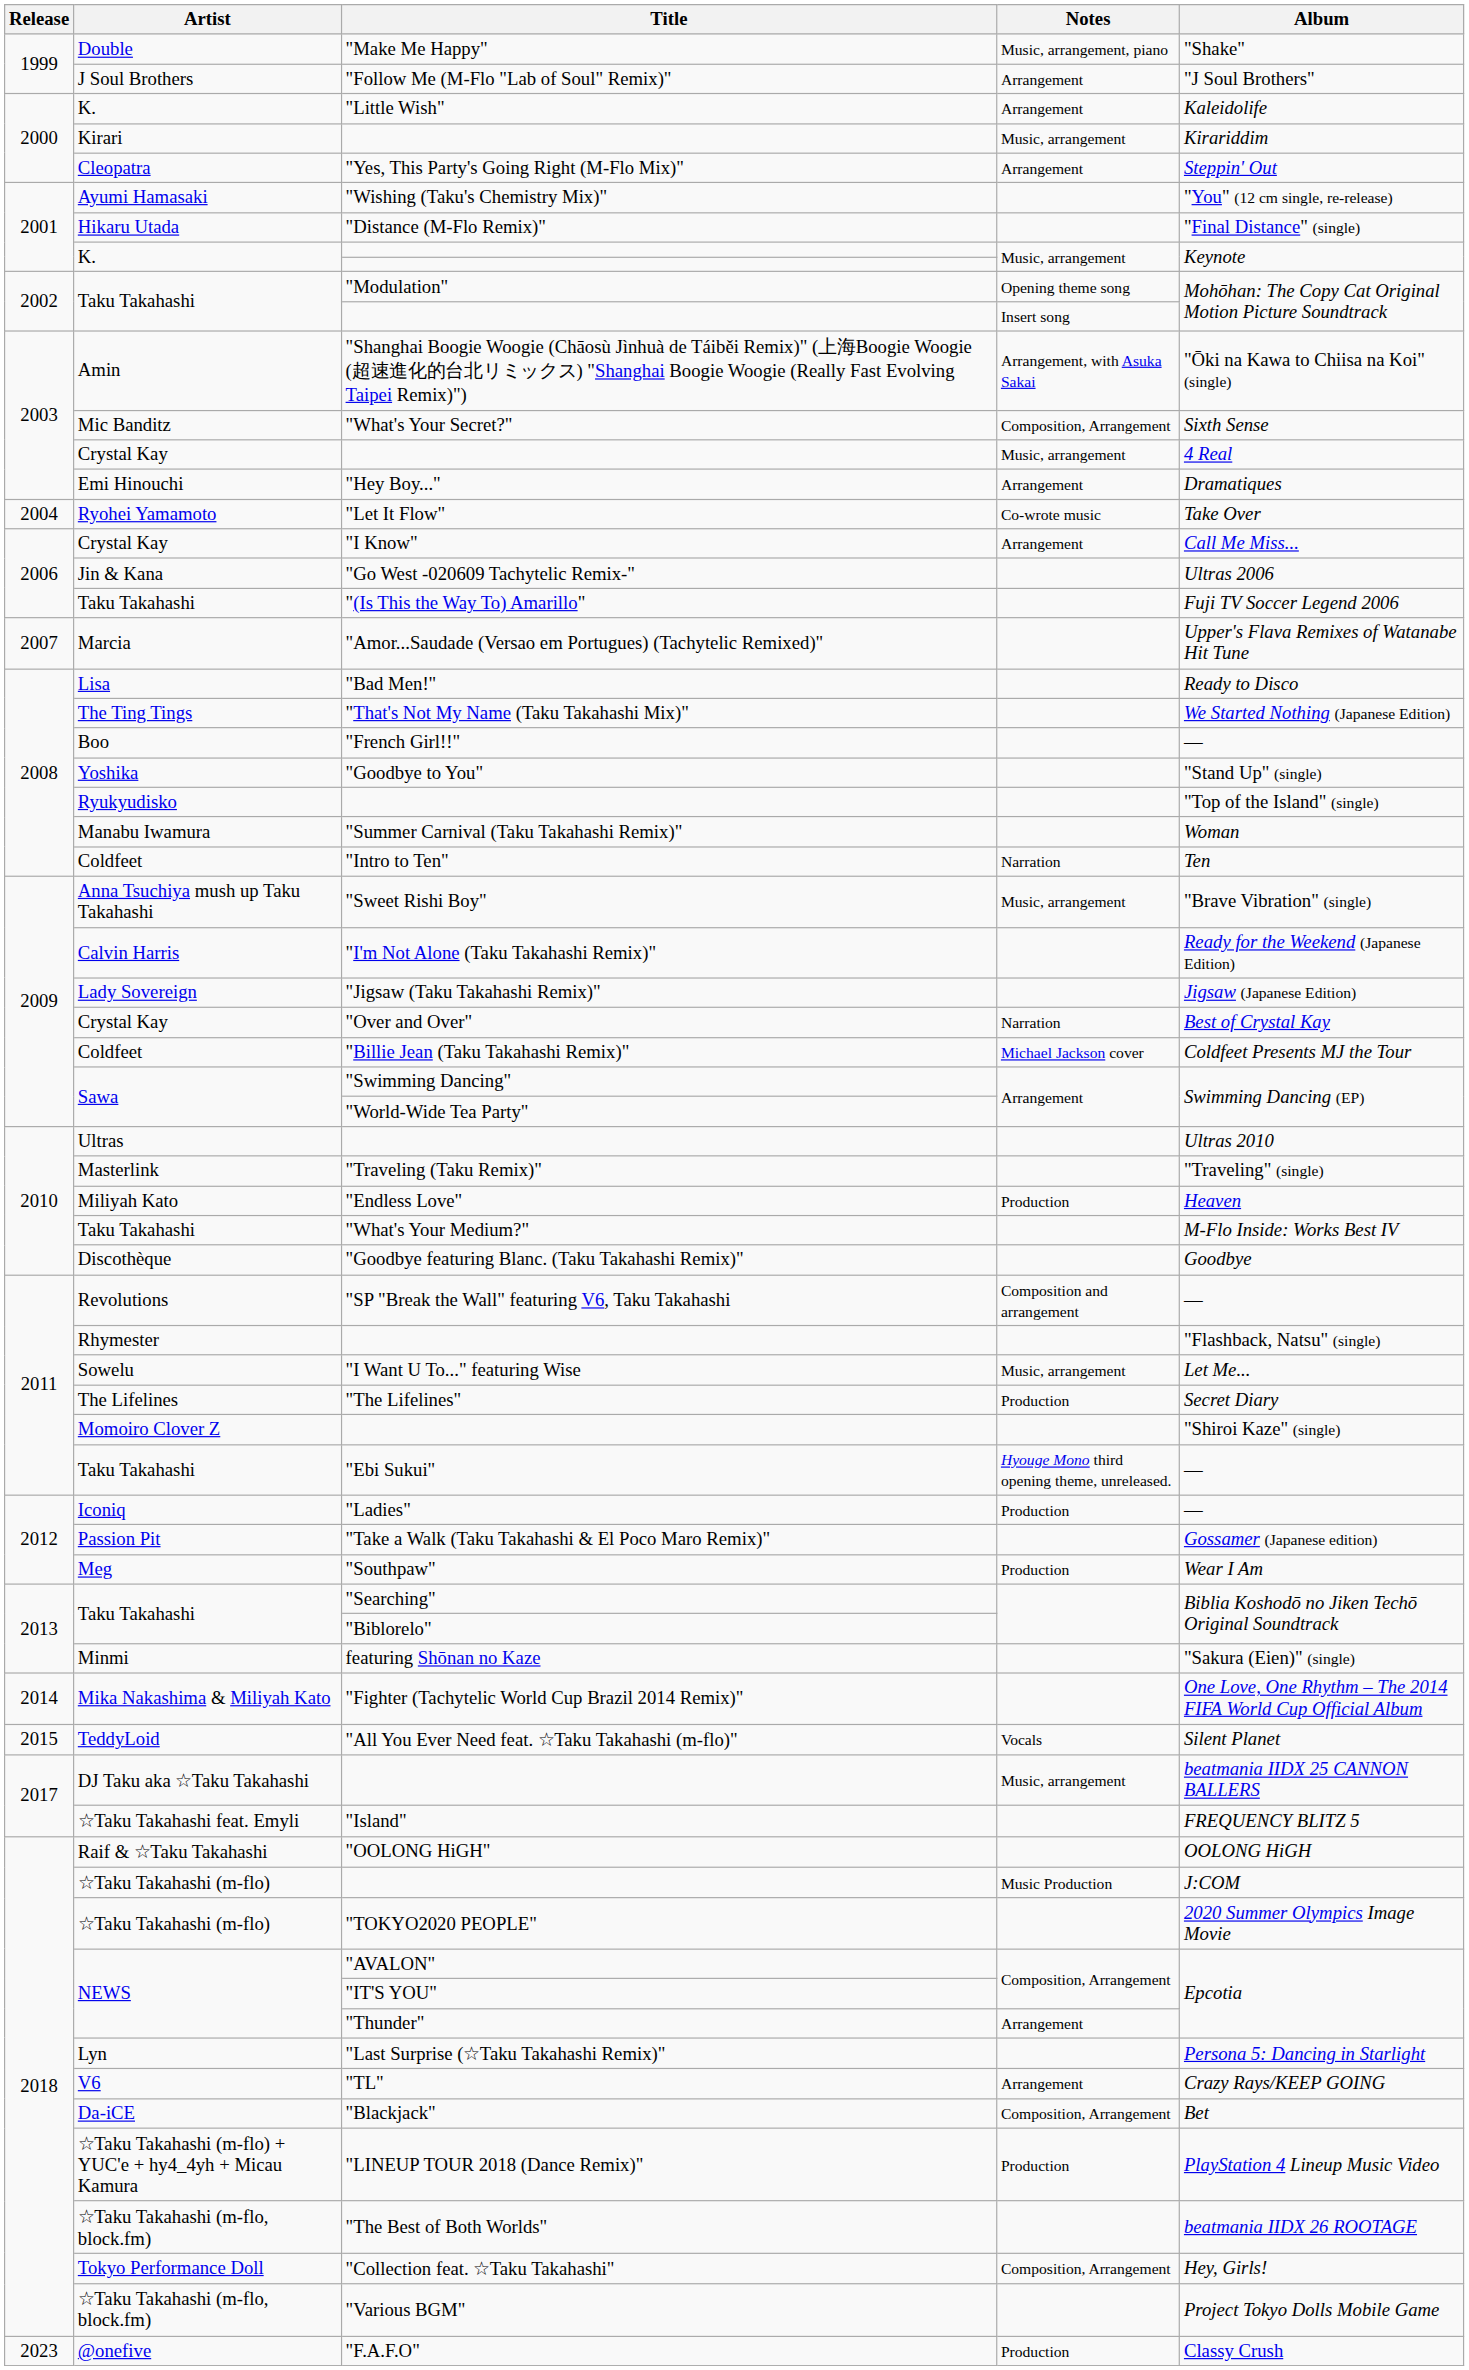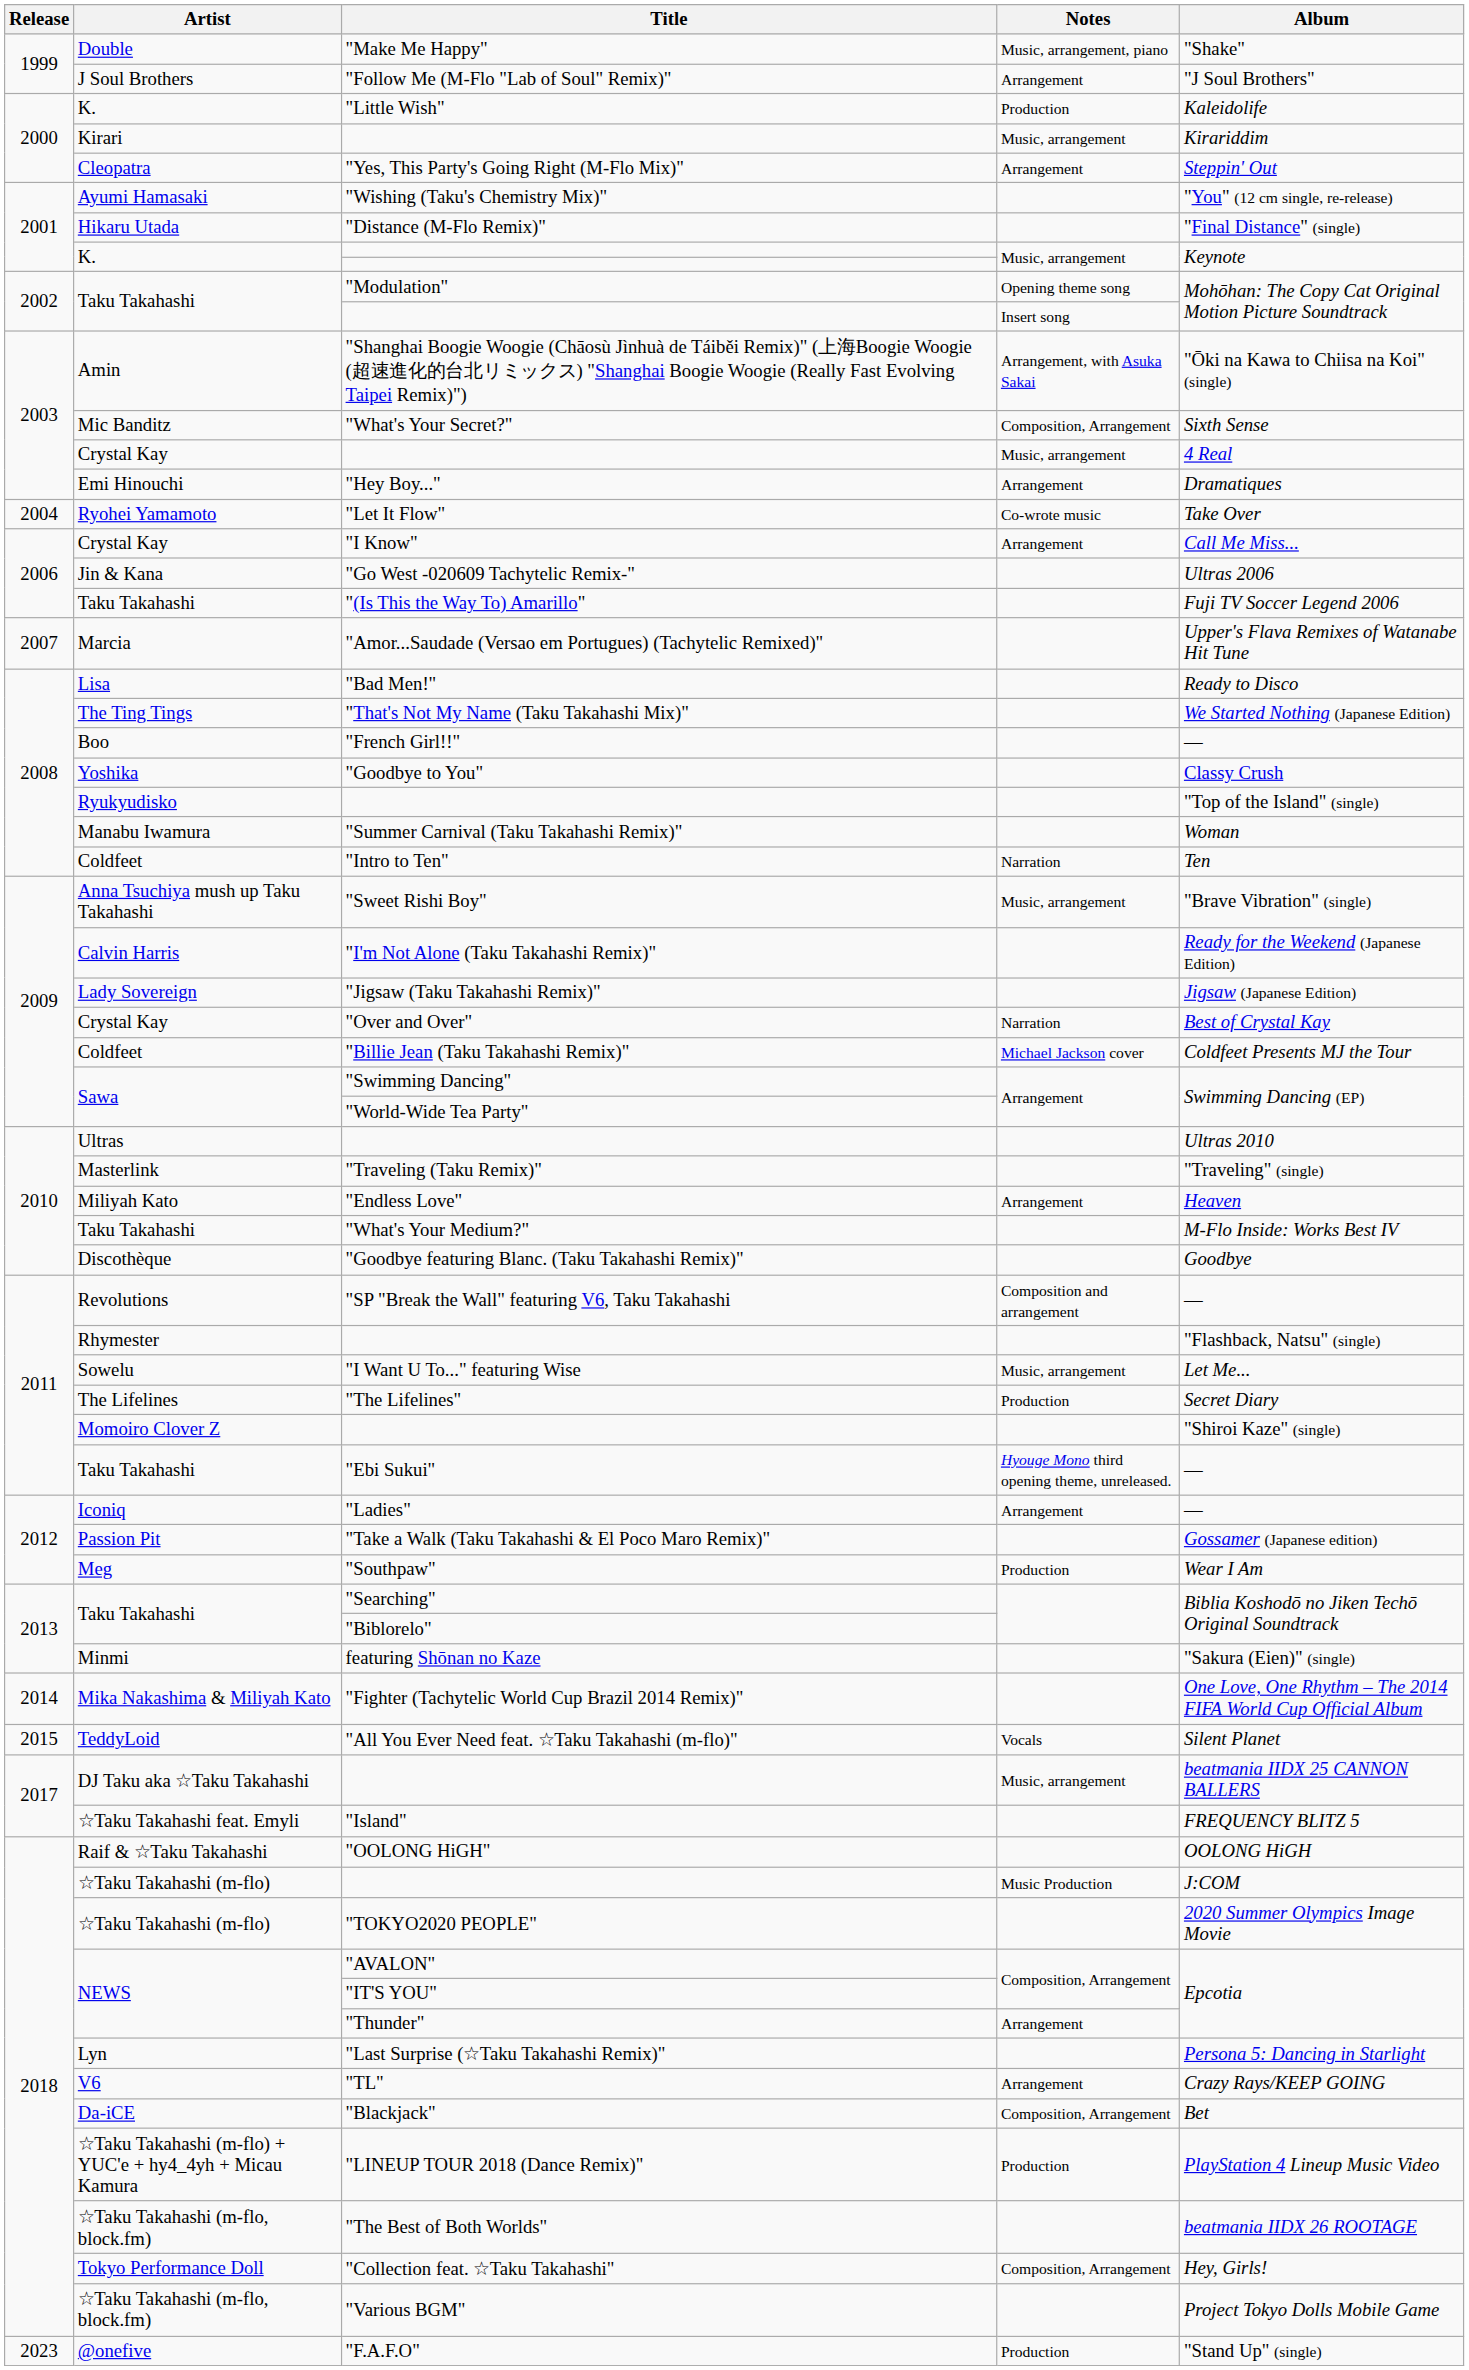(1042, 109) Arrangement -> (1035, 109) Production
(1253, 772) "Stand Up" (single) -> (1234, 772) Classy Crush
(1035, 1201) Production -> (1042, 1201) Arrangement
(1035, 1510) Production -> (1042, 1510) Arrangement
(1234, 2350) Classy Crush -> (1253, 2350) "Stand Up" (single)
